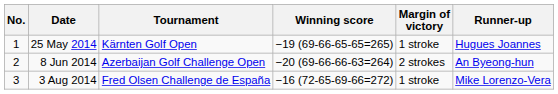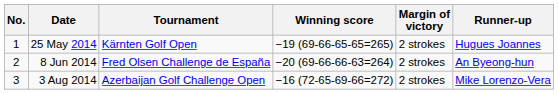(419, 44) 1 stroke -> (422, 44) 2 strokes
(184, 62) Azerbaijan Golf Challenge Open -> (186, 62) Fred Olsen Challenge de España
(186, 80) Fred Olsen Challenge de España -> (184, 80) Azerbaijan Golf Challenge Open
(419, 80) 1 stroke -> (422, 80) 2 strokes
